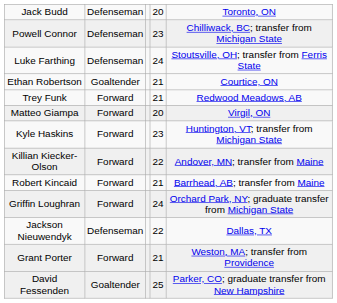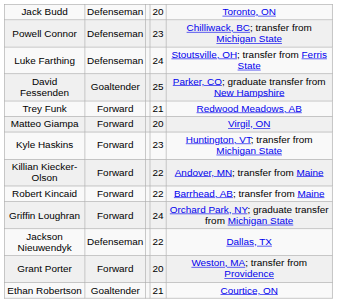rows swapped: (45, 284) <-> (45, 81)
(158, 182) 21 -> (158, 194) 22
(158, 257) 21 -> (158, 269) 20
